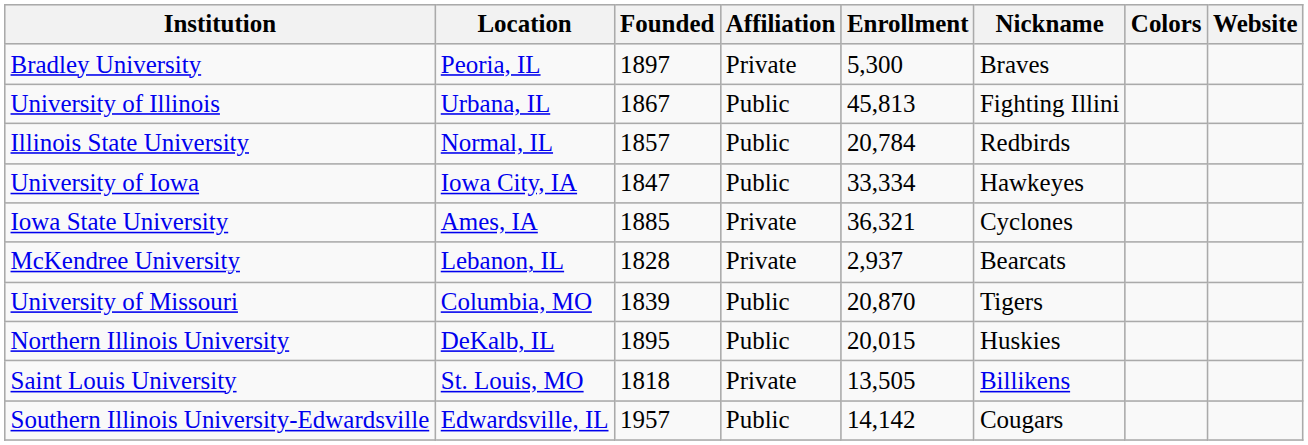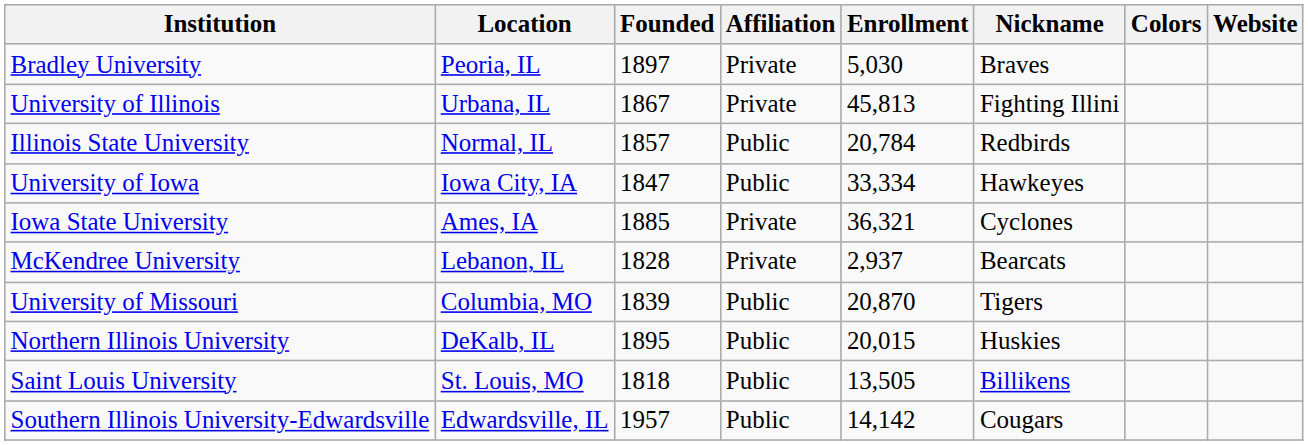(875, 63) 5,300 -> (875, 63) 5,030
(758, 103) Public -> (761, 103) Private
(761, 380) Private -> (758, 380) Public
